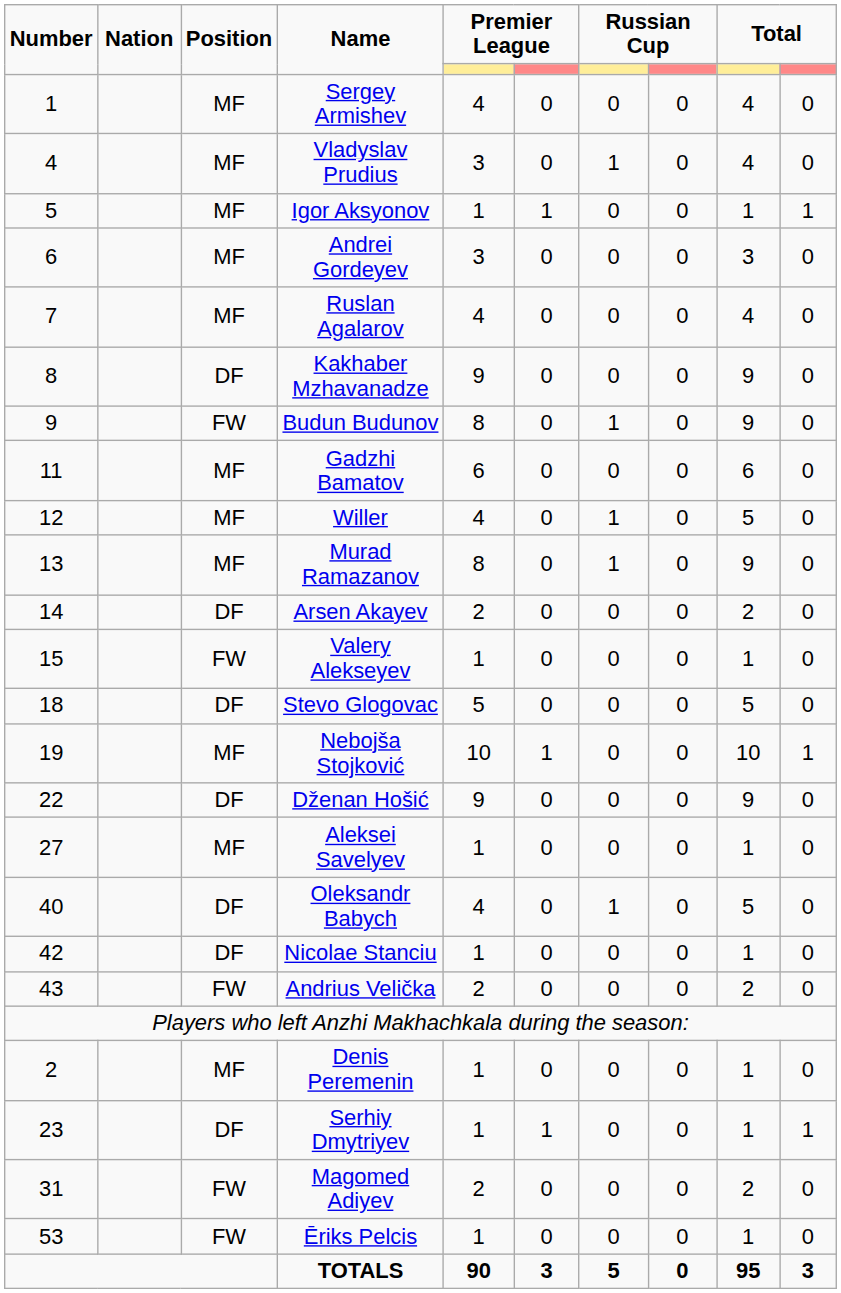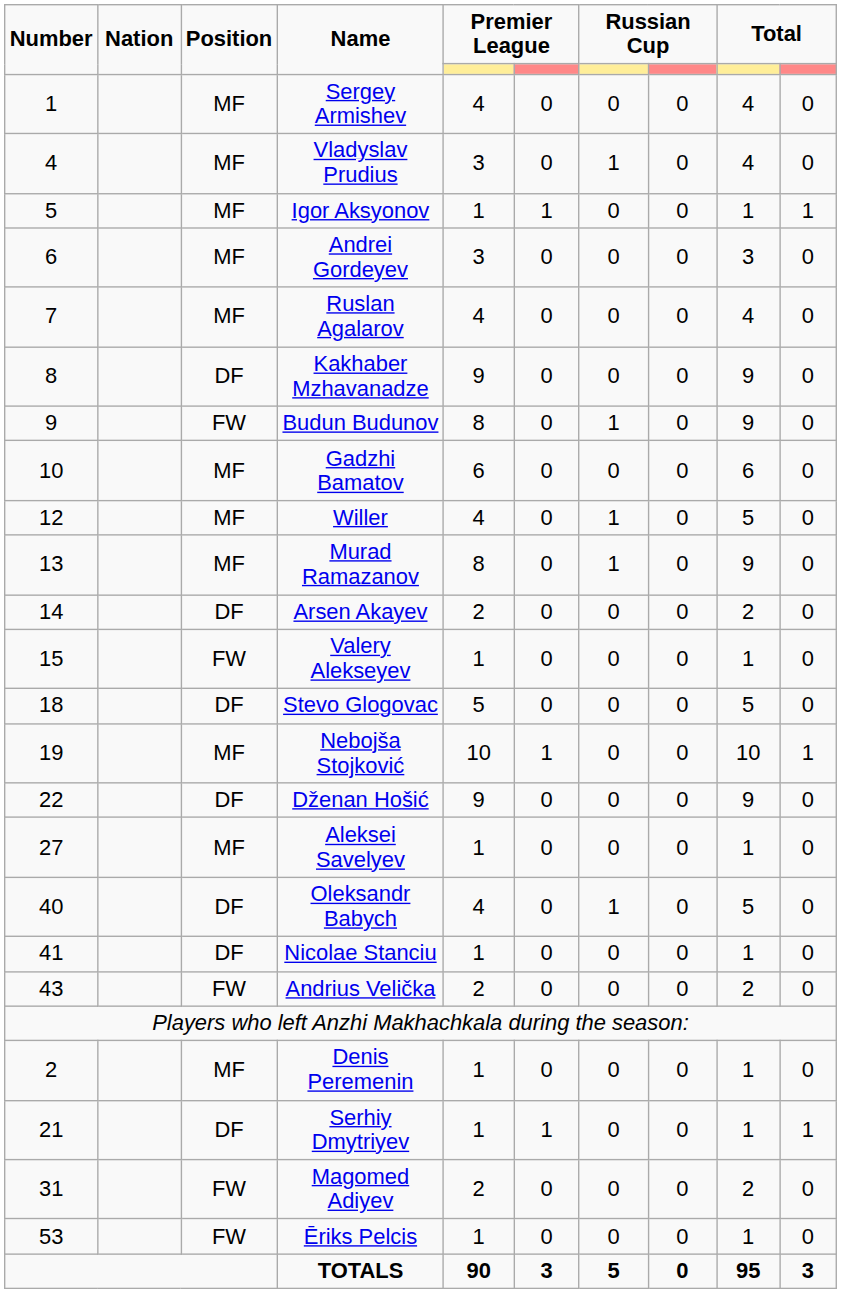(51, 470) 11 -> (51, 470) 10
(51, 953) 42 -> (51, 953) 41
(51, 1129) 23 -> (51, 1129) 21
